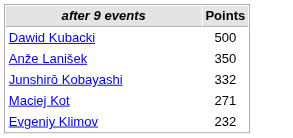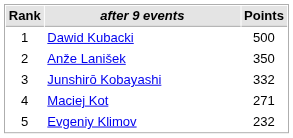+ column: (25, 16)
